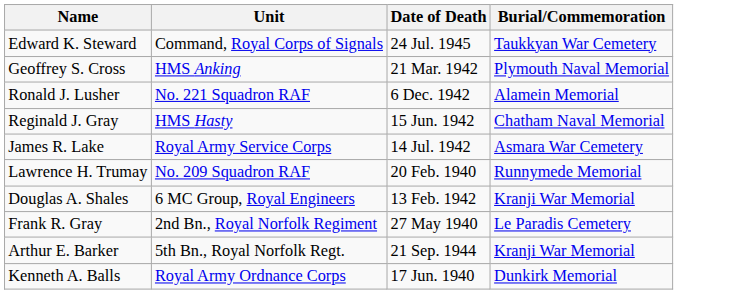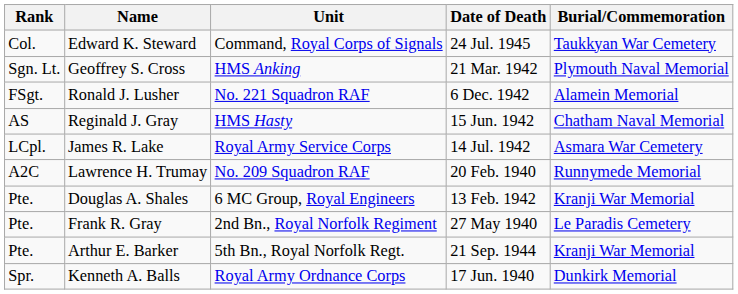+ column: (34, 17)
